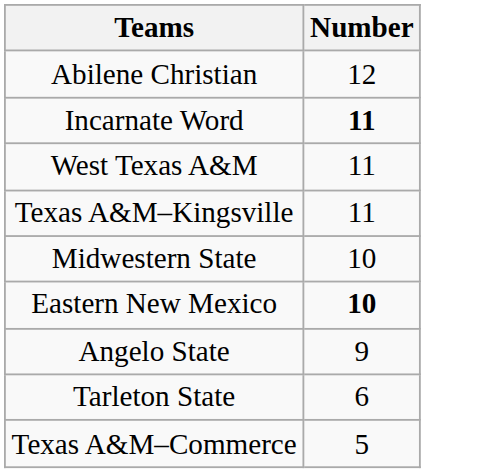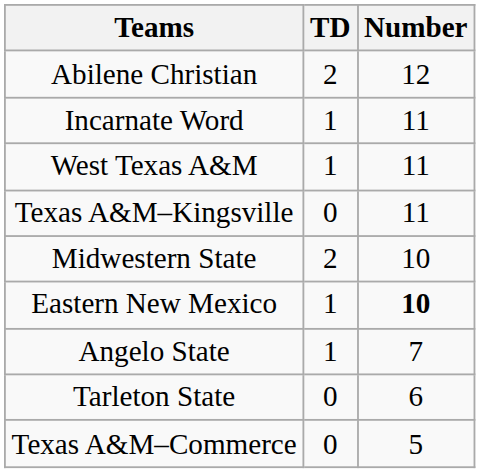+ column: (330, 27)
(362, 119) bold -> (416, 119) normal
(362, 350) 9 -> (416, 350) 7
